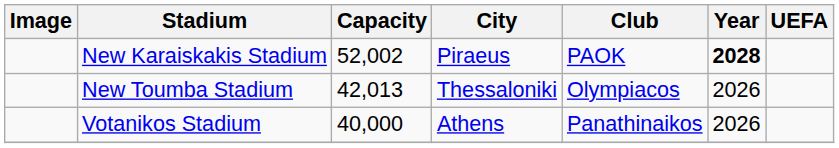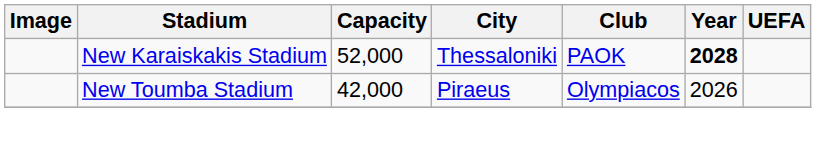(370, 55) 52,002 -> (370, 55) 52,000
(474, 55) Piraeus -> (497, 55) Thessaloniki
(370, 90) 42,013 -> (370, 90) 42,000
(497, 90) Thessaloniki -> (474, 90) Piraeus
- row: (172, 124)
